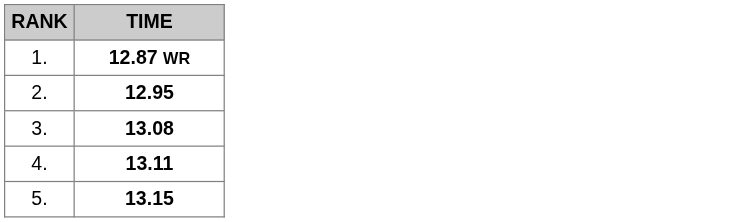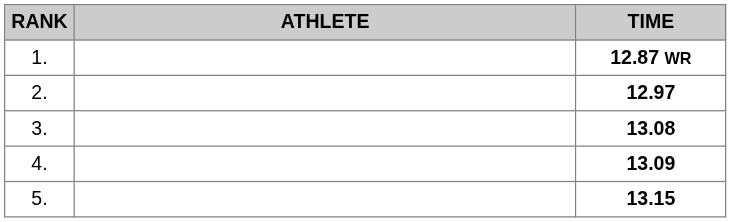+ column: (325, 22)
(149, 92) 12.95 -> (651, 92) 12.97
(149, 163) 13.11 -> (651, 163) 13.09
